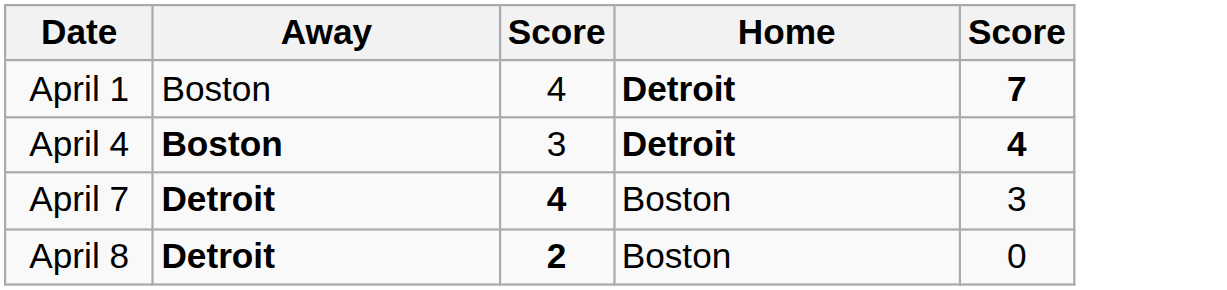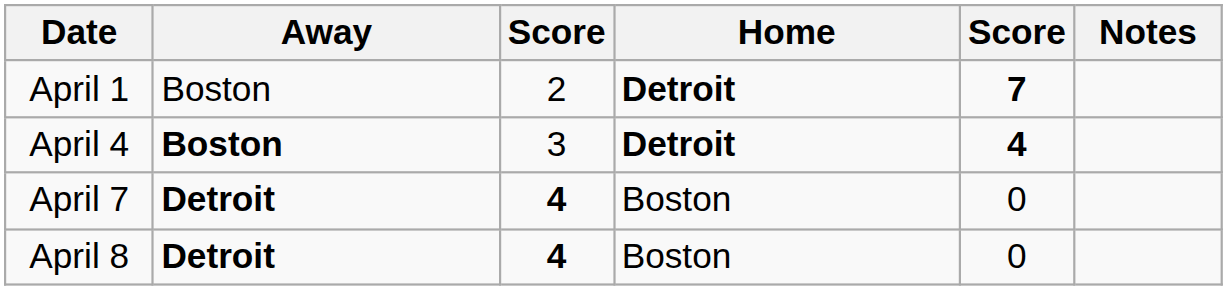+ column: (1148, 32)
(557, 88) 4 -> (557, 88) 2
(1017, 199) 3 -> (1017, 199) 0
(557, 255) 2 -> (557, 255) 4
